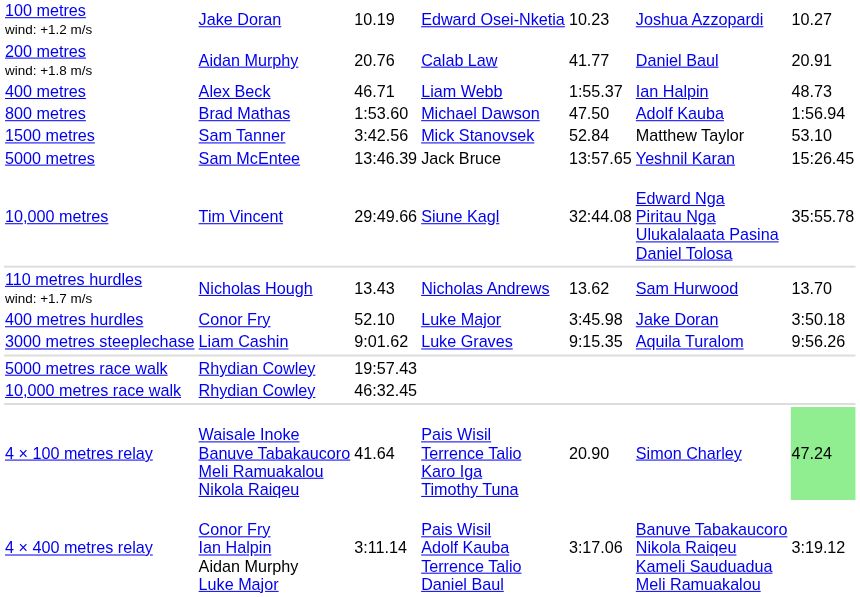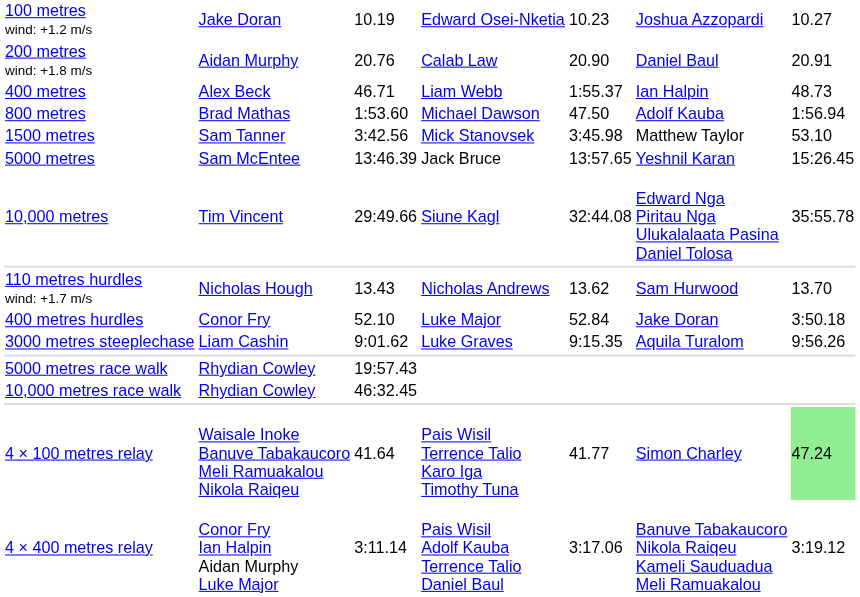(589, 60) 41.77 -> (589, 60) 20.90
(589, 136) 52.84 -> (596, 136) 3:45.98
(596, 320) 3:45.98 -> (589, 320) 52.84
(589, 453) 20.90 -> (589, 453) 41.77
